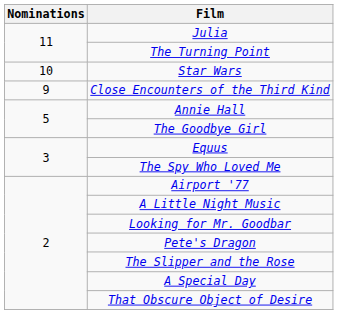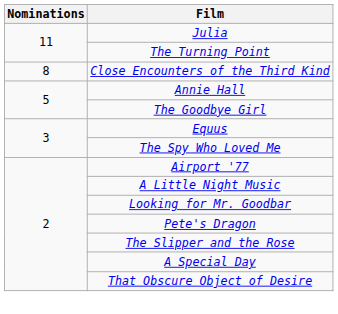- row: (210, 71)
(46, 90) 9 -> (46, 71) 8
